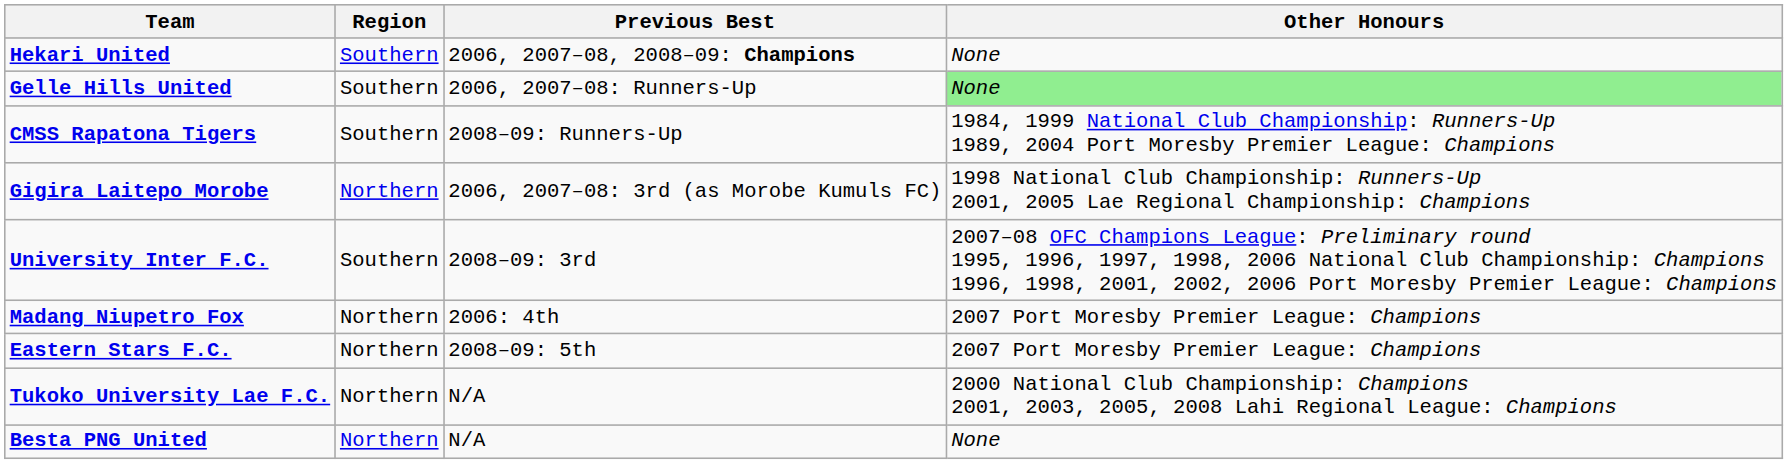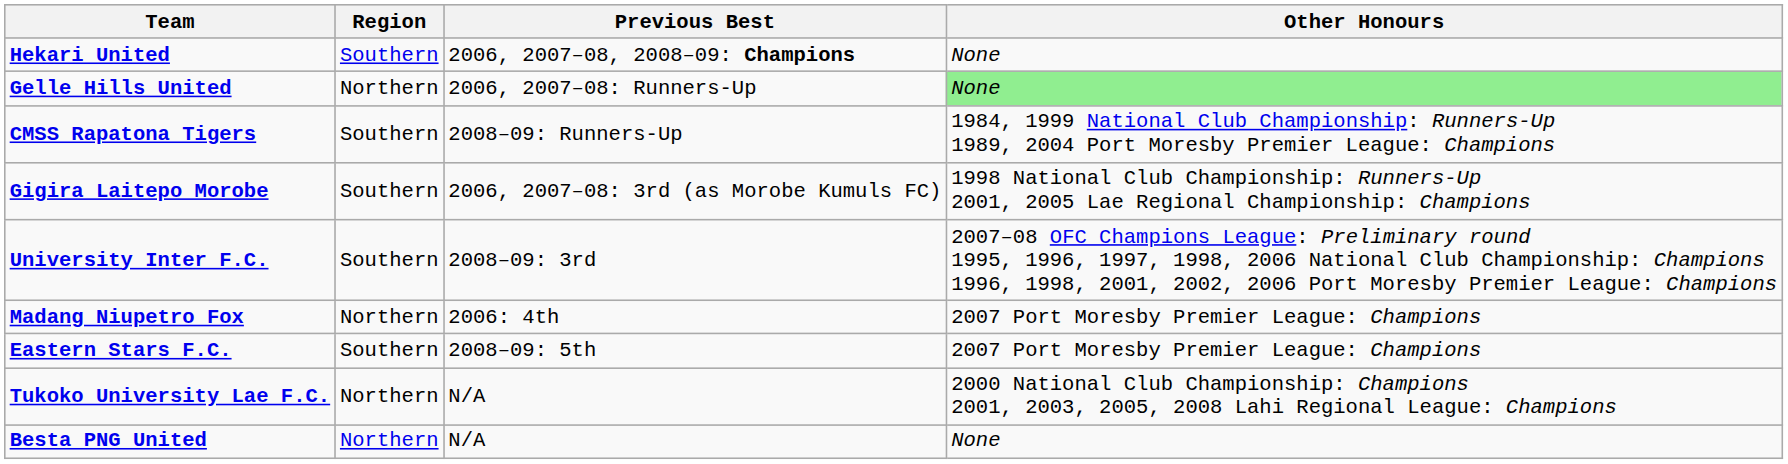(389, 88) Southern -> (389, 88) Northern
(389, 191) Northern -> (389, 191) Southern
(389, 351) Northern -> (389, 351) Southern
